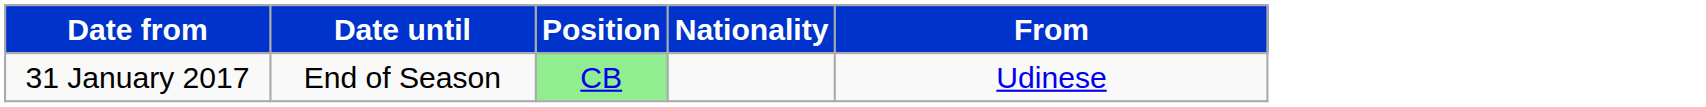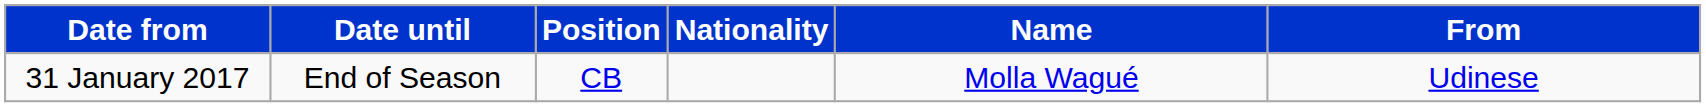+ column: (1051, 29)
(601, 77) lightgreen background -> (601, 77) no background
